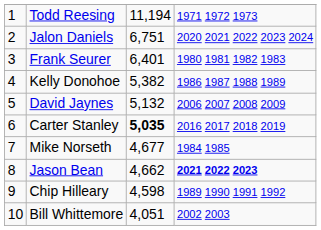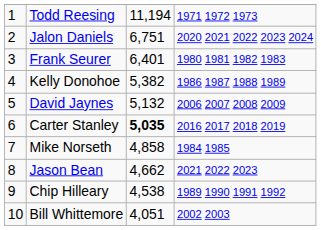(147, 147) 4,677 -> (147, 147) 4,858
(217, 170) bold -> (217, 170) normal
(147, 192) 4,598 -> (147, 192) 4,538
